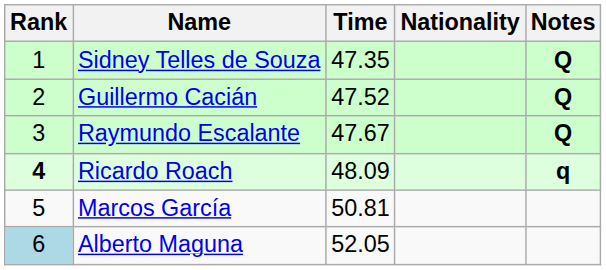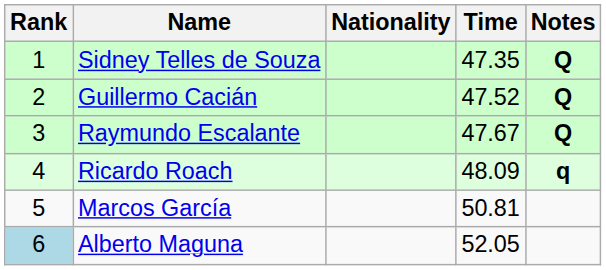columns swapped: (460, 23) <-> (360, 23)
(39, 171) bold -> (39, 171) normal
